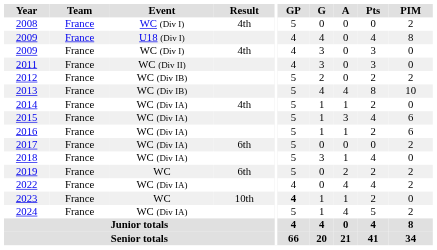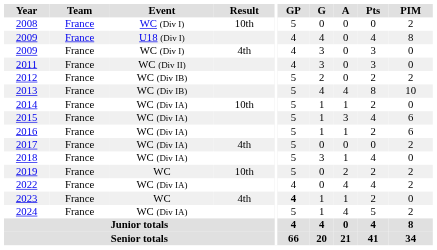(244, 24) 4th -> (244, 24) 10th
(244, 104) 4th -> (244, 104) 10th
(244, 144) 6th -> (244, 144) 4th
(244, 171) 6th -> (244, 171) 10th
(244, 198) 10th -> (244, 198) 4th
